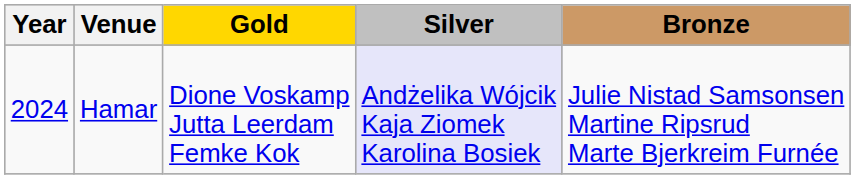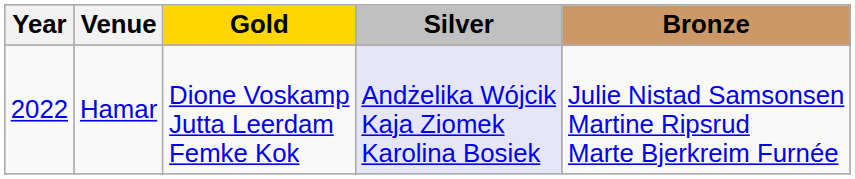(39, 109) 2024 -> (39, 109) 2022
